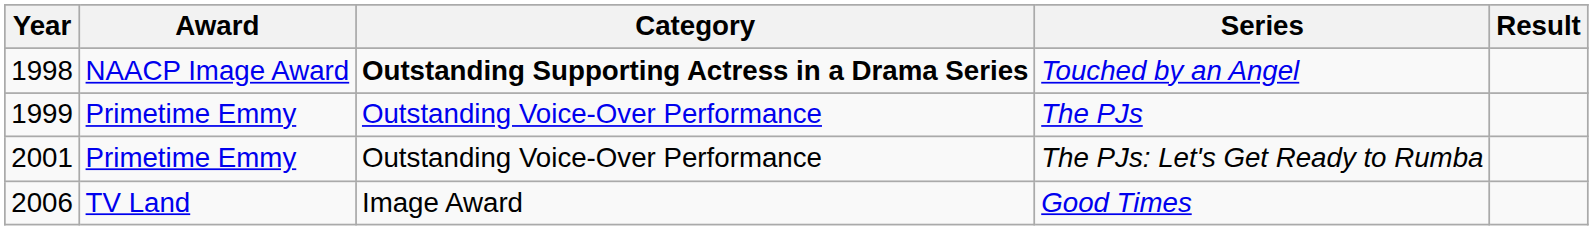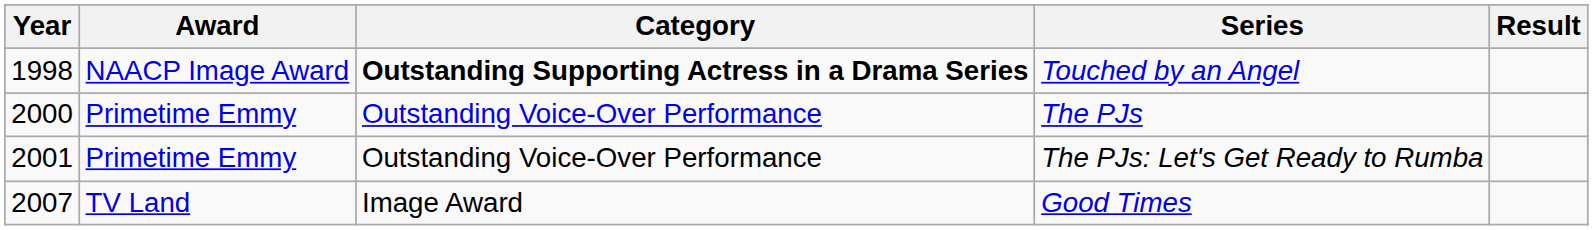(42, 114) 1999 -> (42, 114) 2000
(42, 202) 2006 -> (42, 202) 2007
